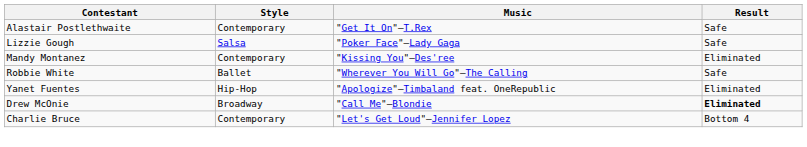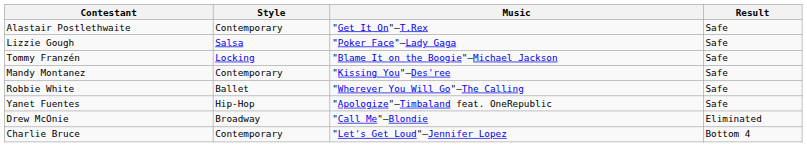+ row: (43, 58)
(732, 58) Eliminated -> (717, 73) Safe
(732, 88) Eliminated -> (717, 104) Safe
(732, 104) bold -> (734, 119) normal
